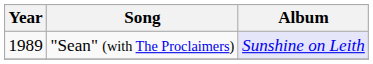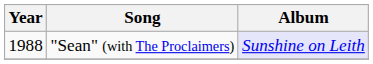(26, 45) 1989 -> (26, 45) 1988
